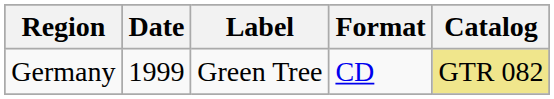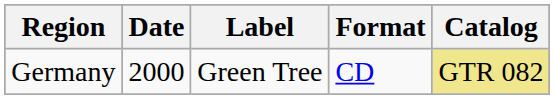(156, 71) 1999 -> (156, 71) 2000
